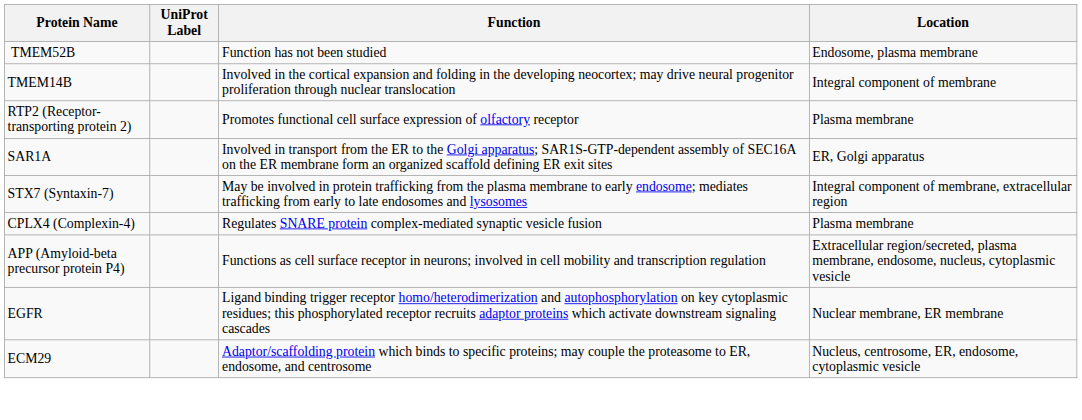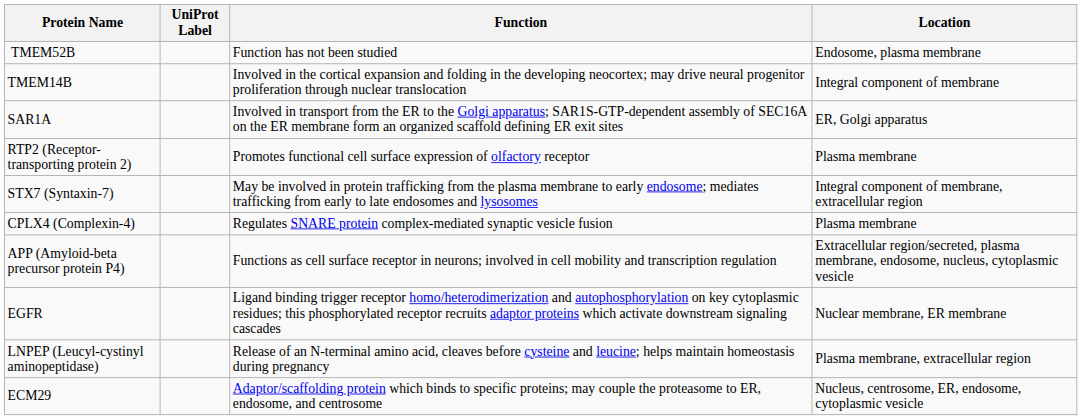rows swapped: (70, 119) <-> (29, 156)
+ row: (76, 358)
